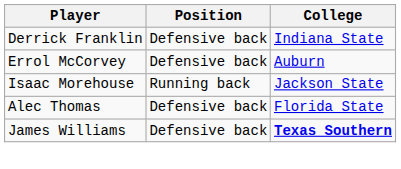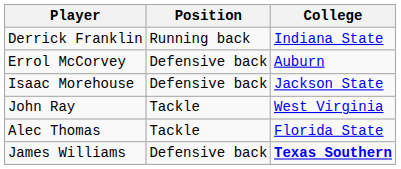(208, 39) Defensive back -> (200, 39) Running back
(200, 85) Running back -> (208, 85) Defensive back
+ row: (42, 108)
(208, 108) Defensive back -> (175, 130) Tackle
